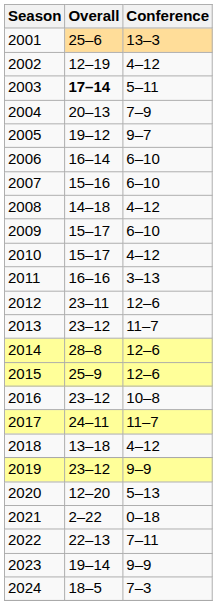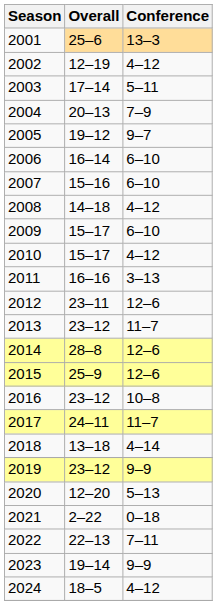(89, 87) bold -> (89, 87) normal
(143, 445) 4–12 -> (143, 445) 4–14
(139, 588) 7–3 -> (143, 588) 4–12
